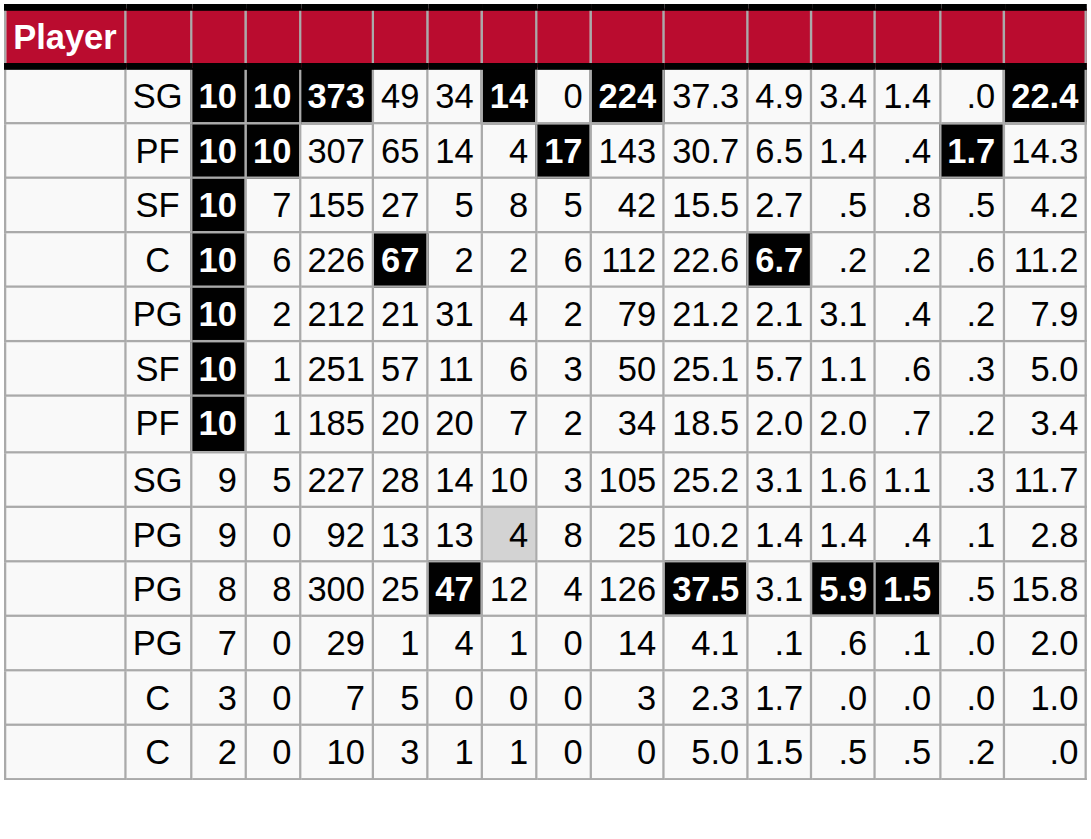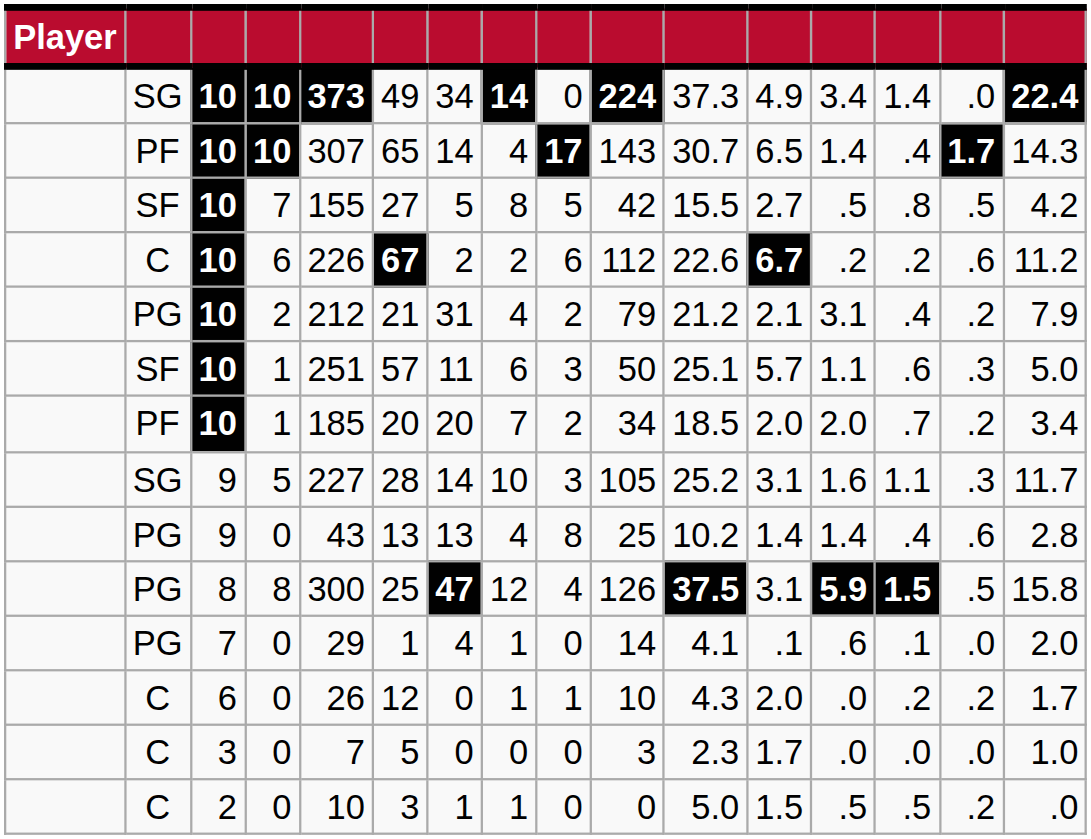(346, 533) 92 -> (346, 533) 43
(519, 533) lightgrey background -> (519, 533) no background
(981, 533) .1 -> (981, 533) .6
+ row: (227, 697)
